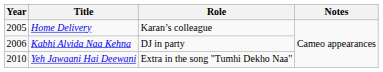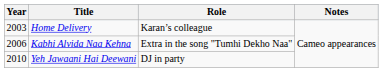(17, 28) 2005 -> (17, 28) 2003
(163, 43) DJ in party -> (217, 43) Extra in the song "Tumhi Dekho Naa"
(217, 59) Extra in the song "Tumhi Dekho Naa" -> (163, 59) DJ in party
